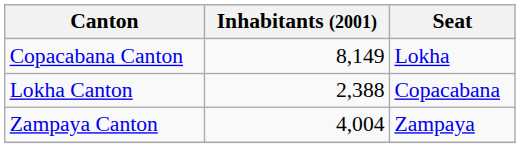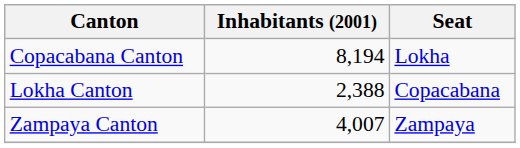(360, 55) 8,149 -> (360, 55) 8,194
(360, 124) 4,004 -> (360, 124) 4,007
